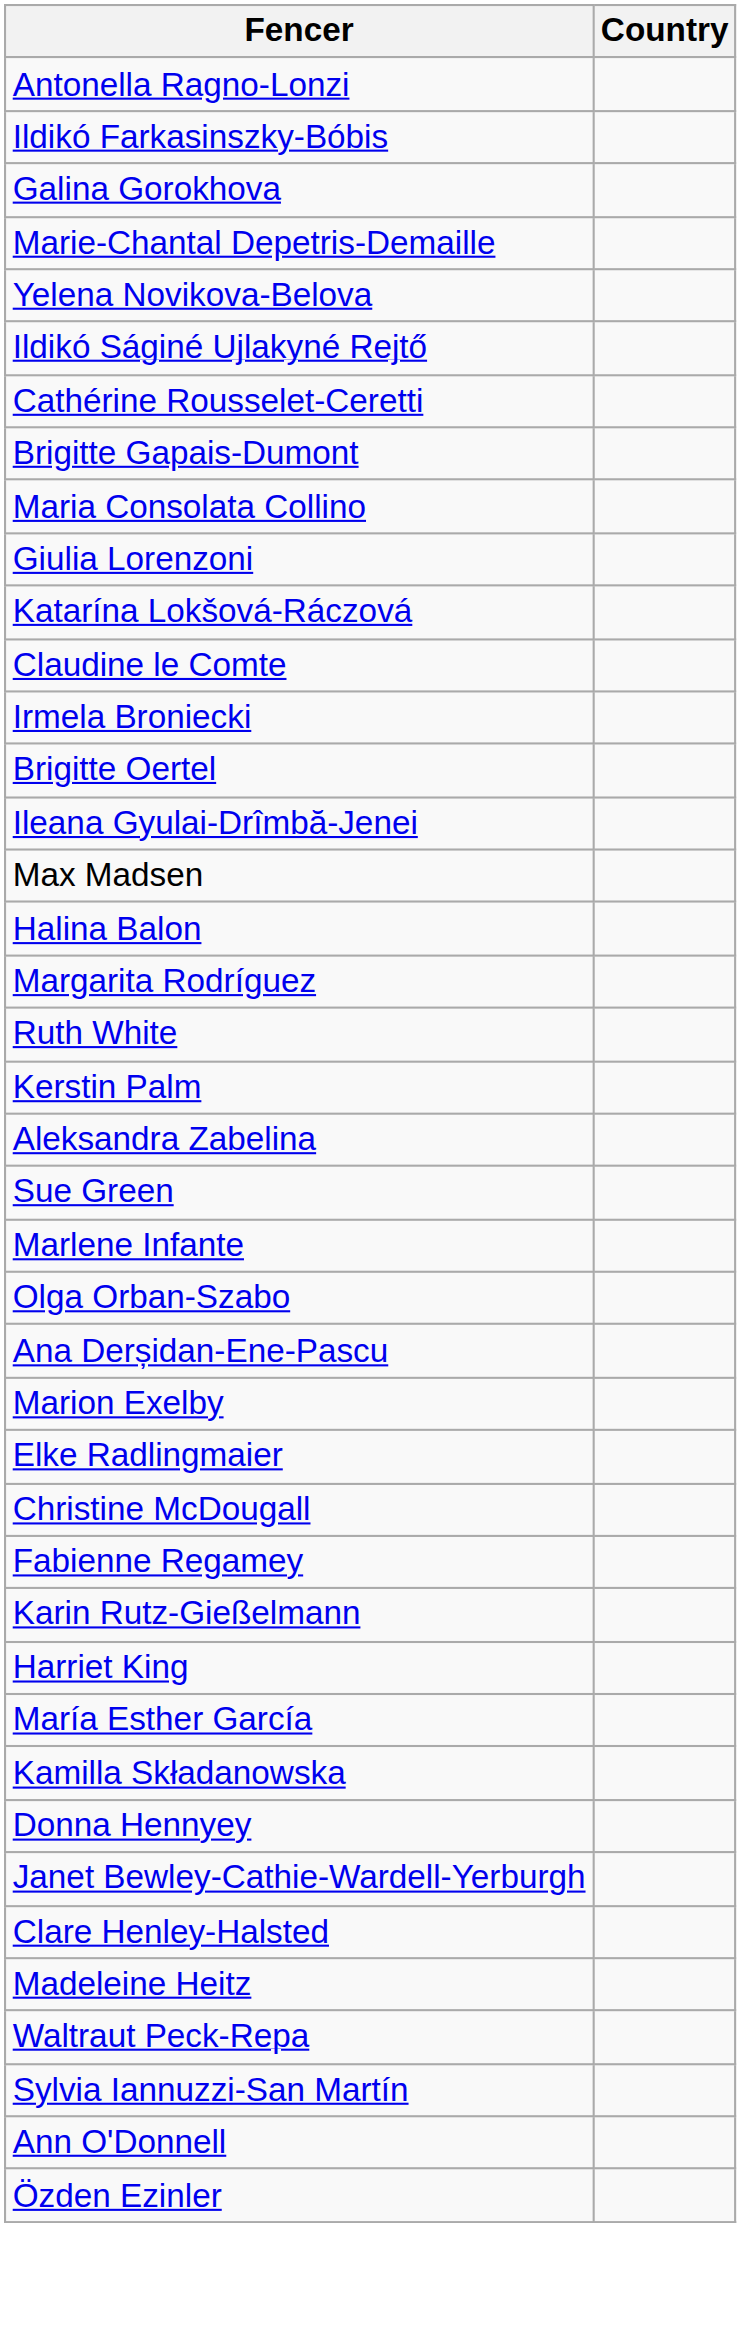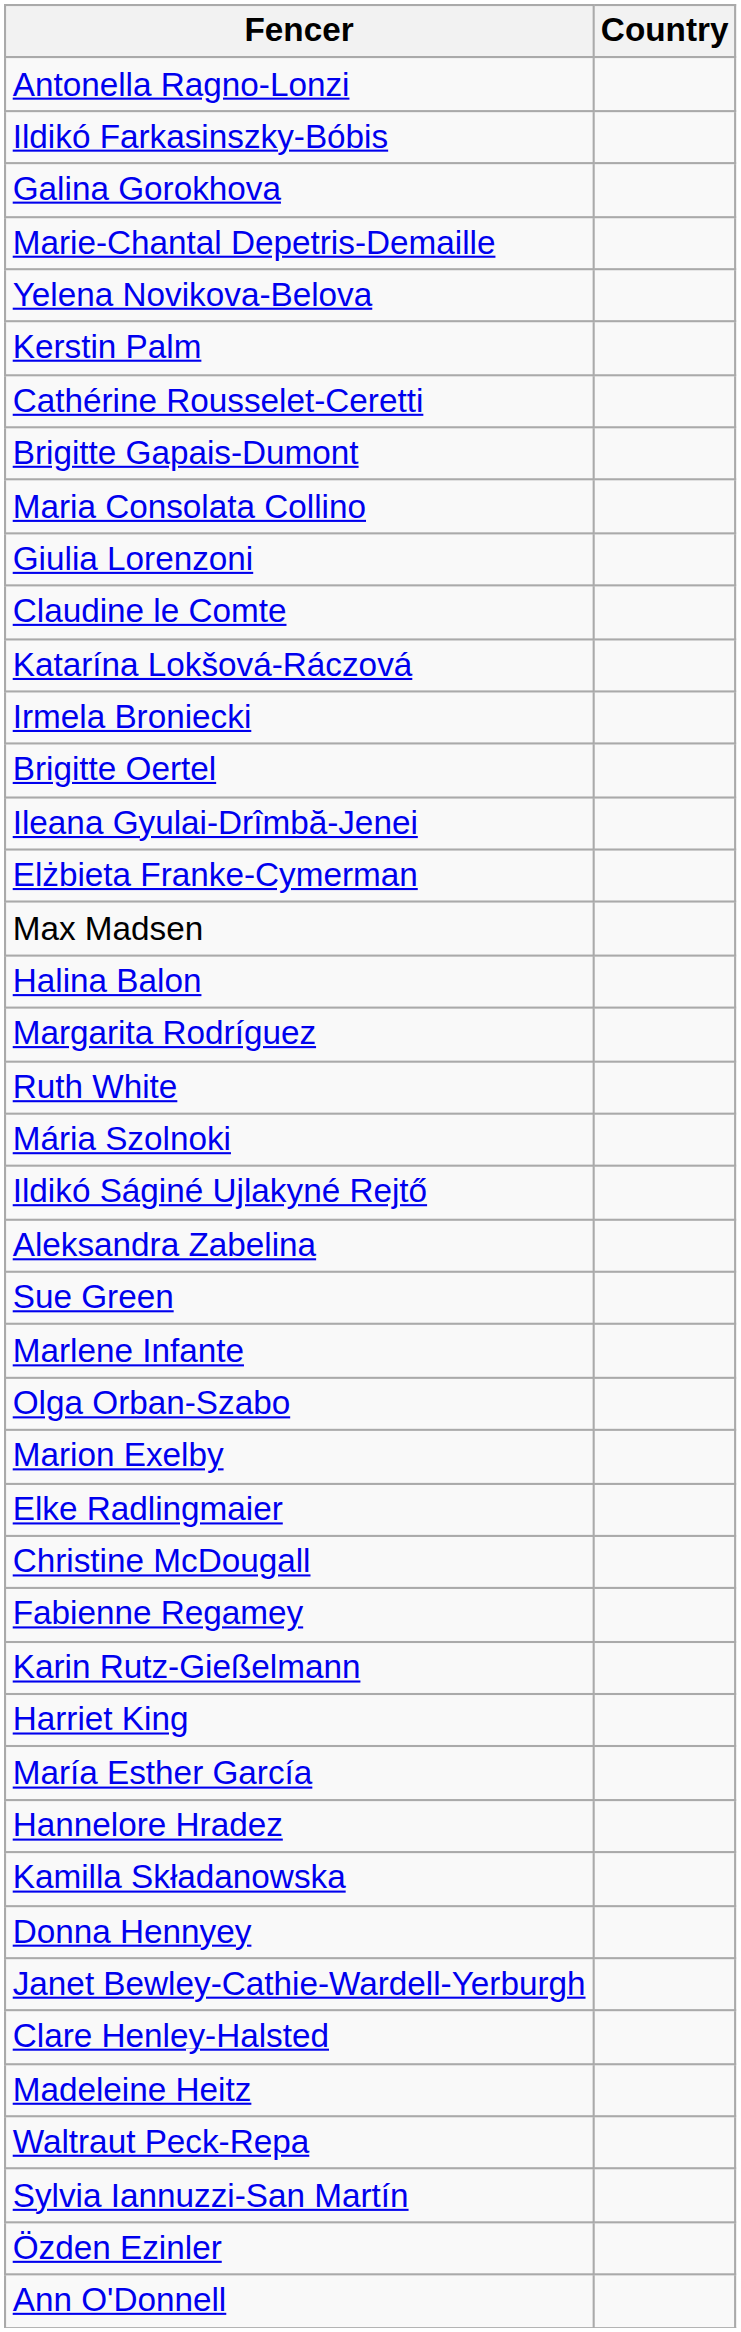rows swapped: (107, 1086) <-> (220, 347)
rows swapped: (213, 611) <-> (150, 664)
+ row: (215, 875)
+ row: (122, 1139)
- row: (200, 1350)
+ row: (148, 1825)
rows swapped: (117, 2194) <-> (119, 2142)
